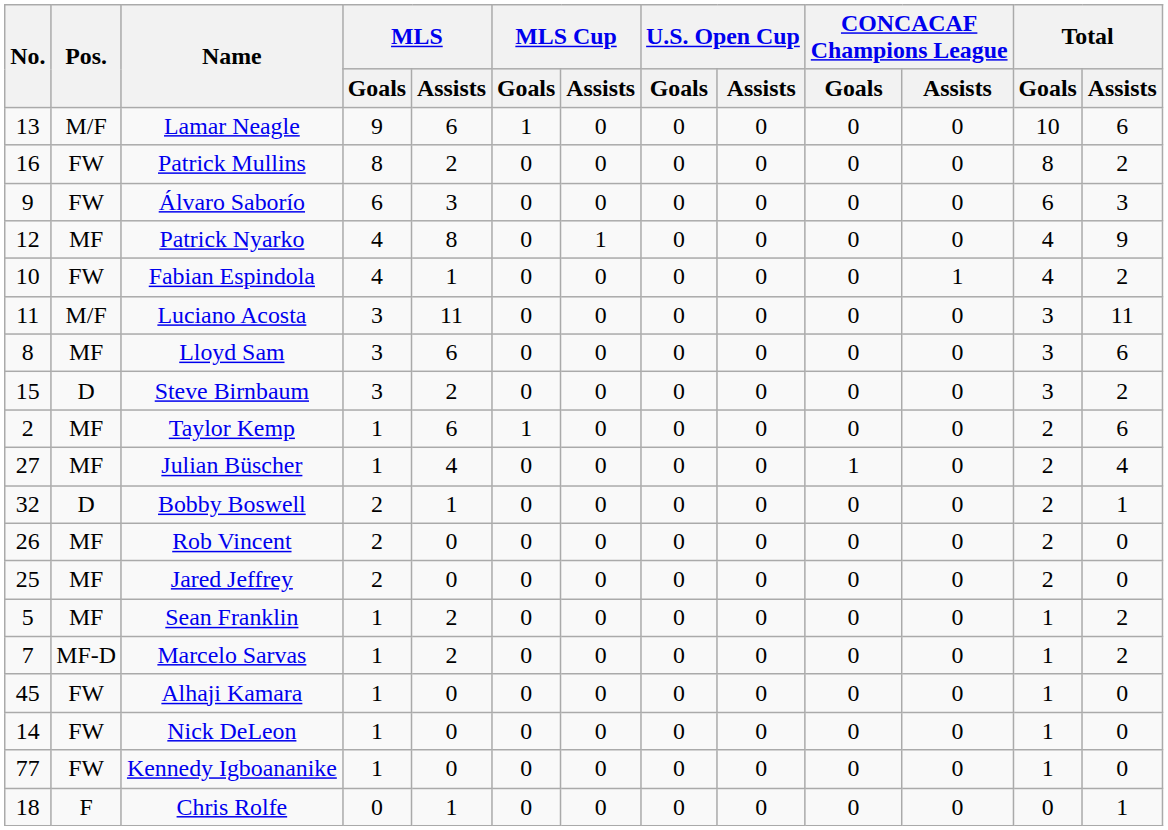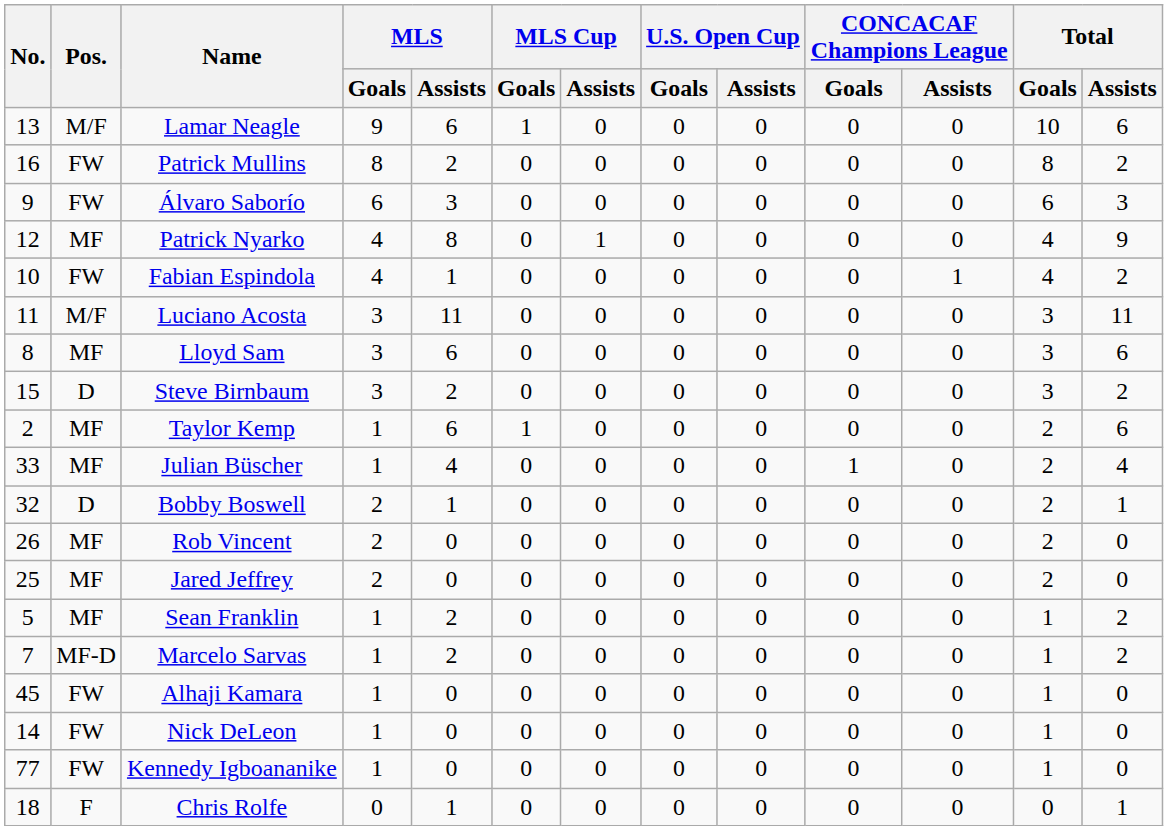(28, 466) 27 -> (28, 466) 33
